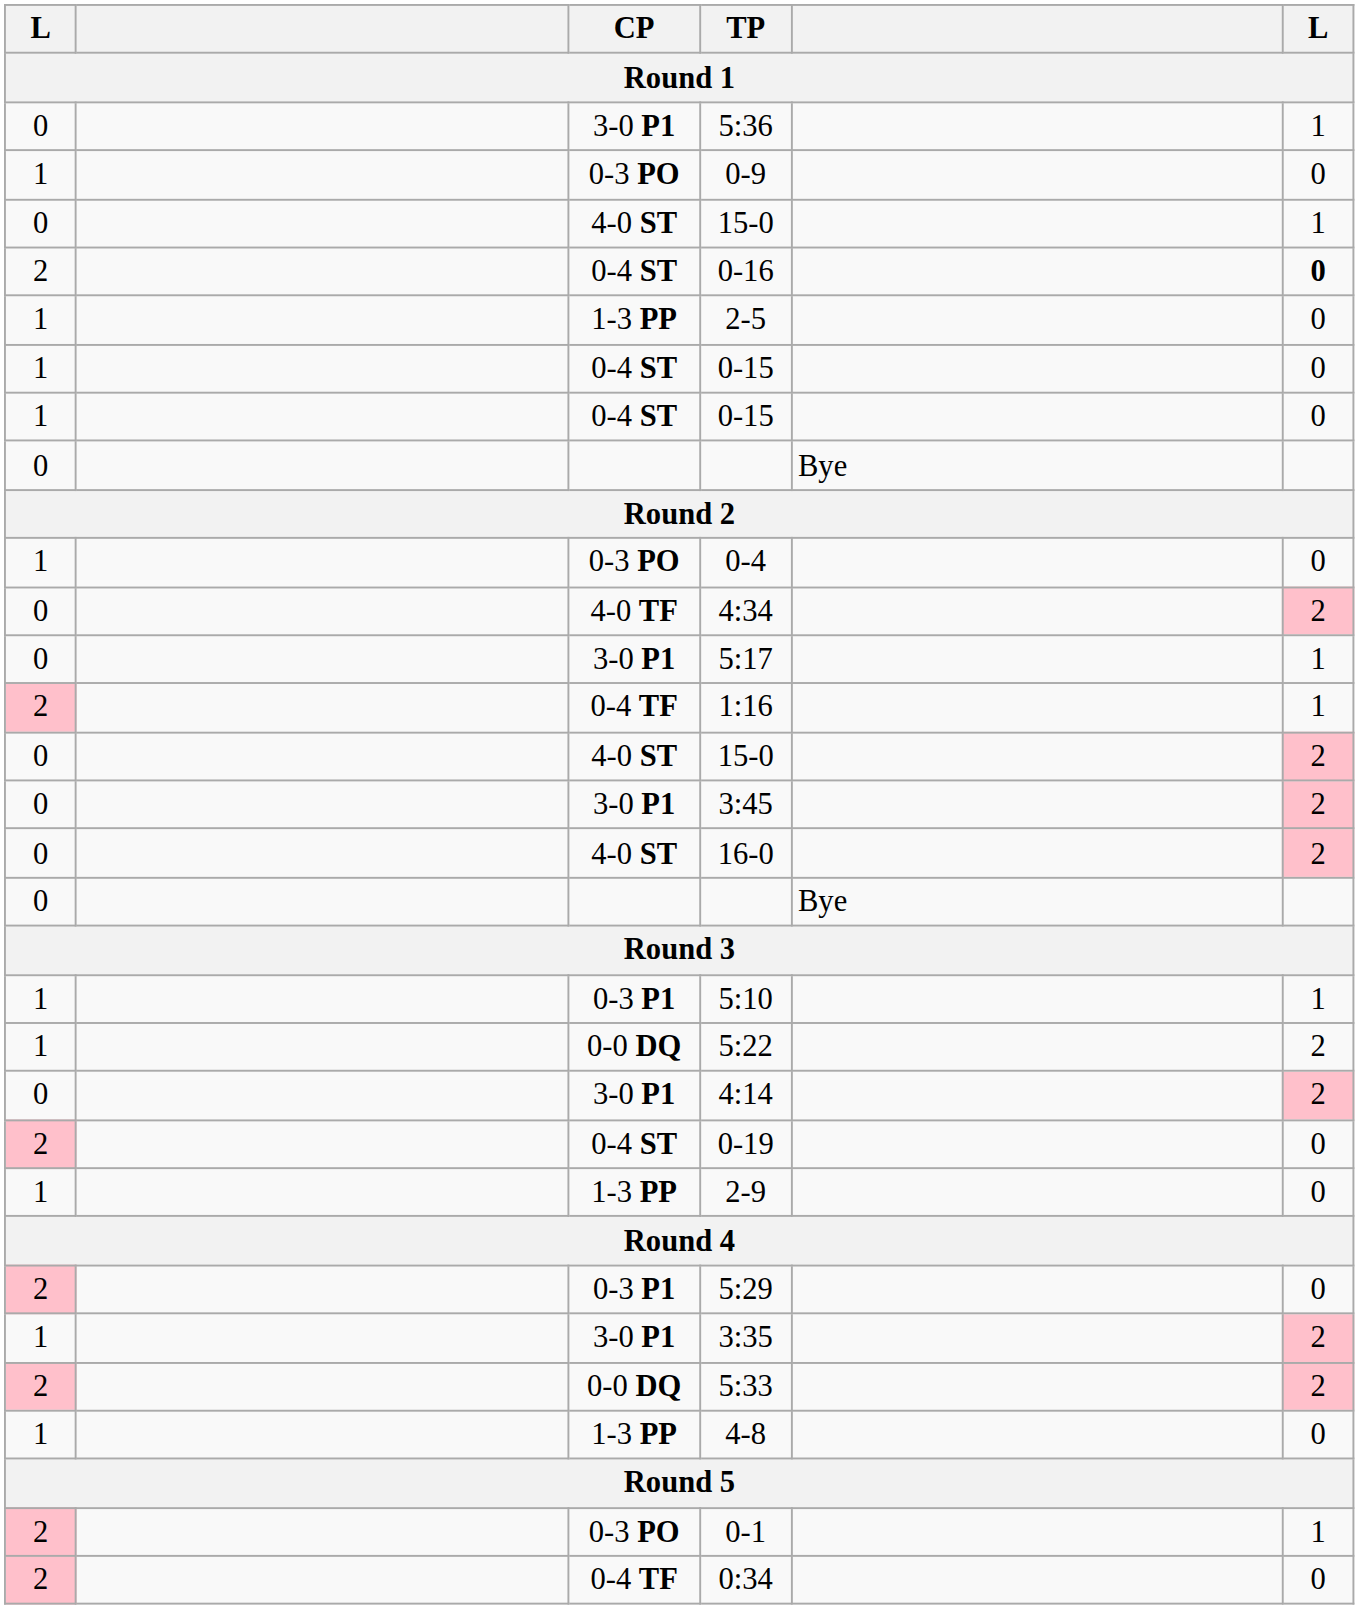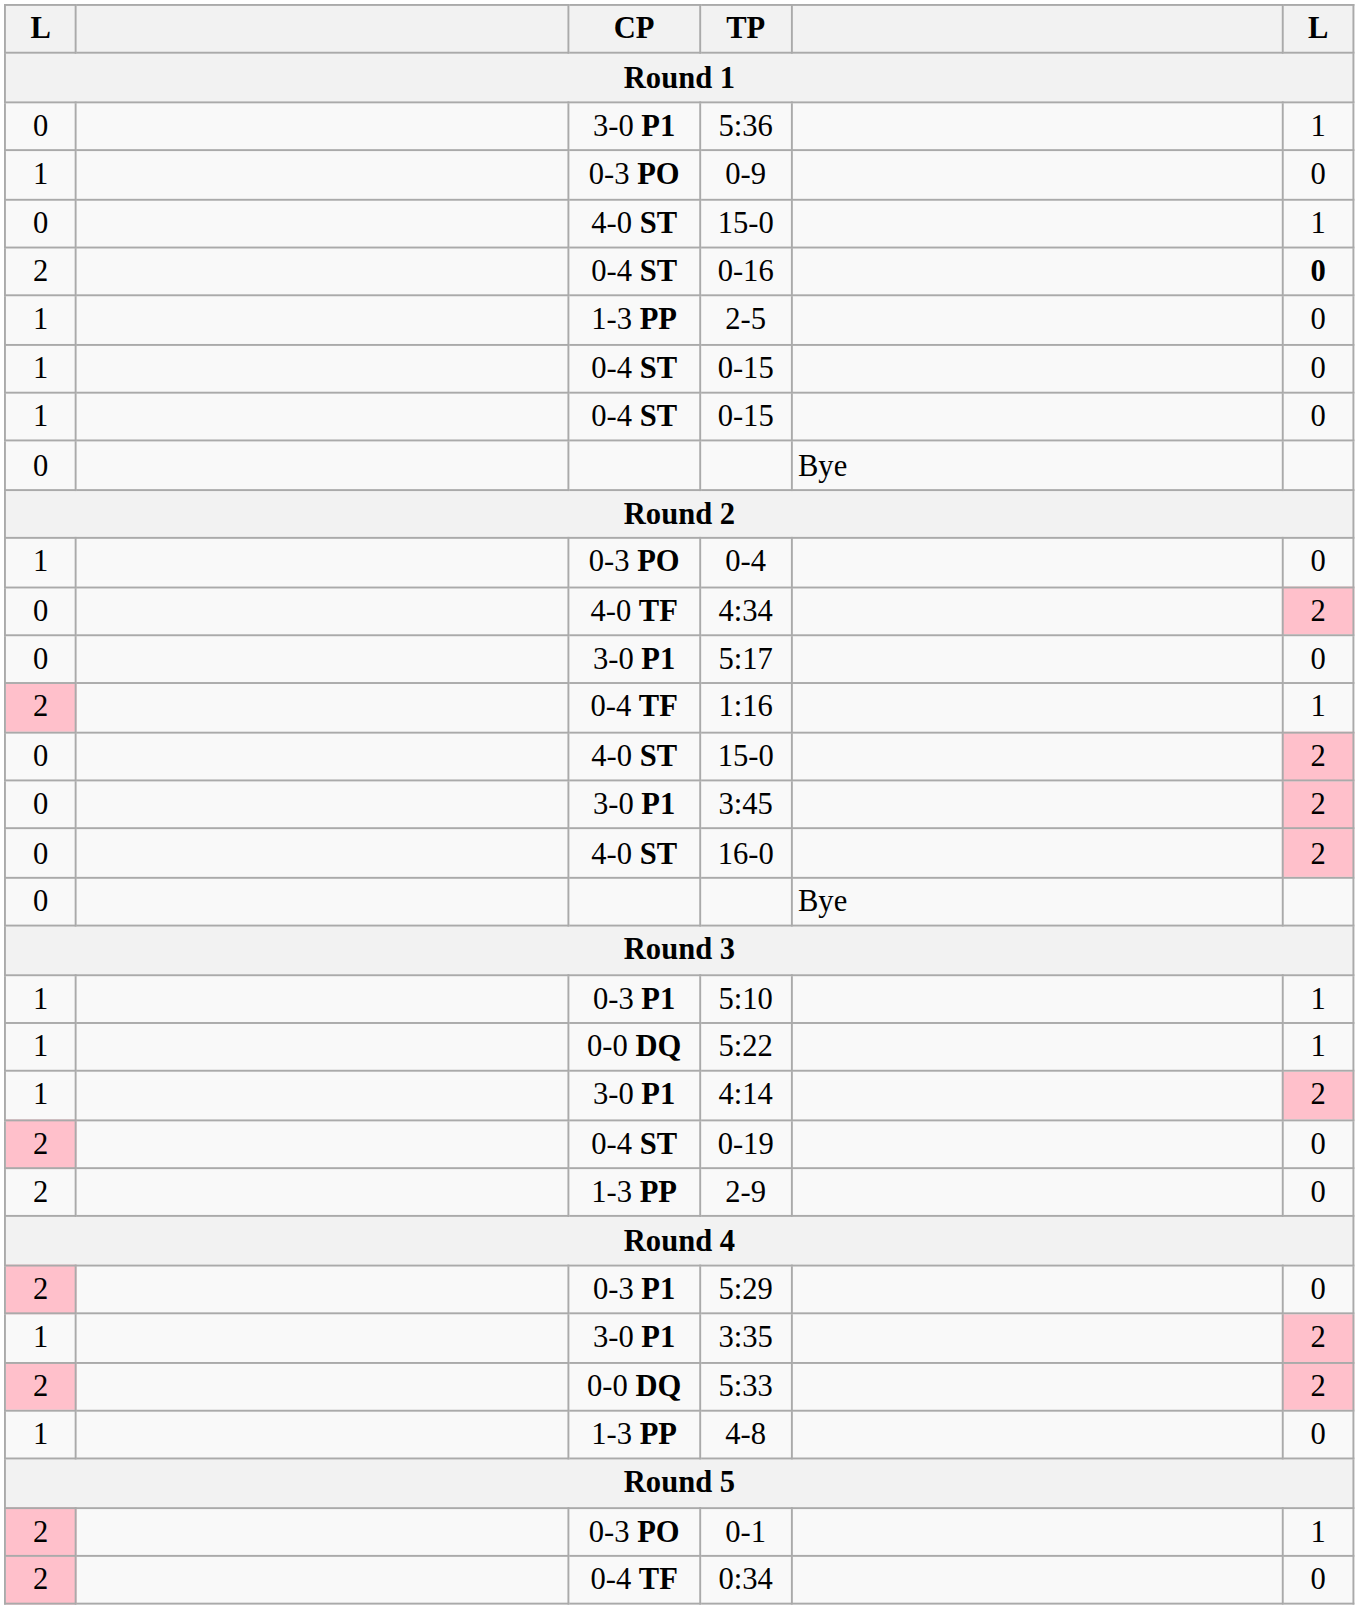(1318, 658) 1 -> (1318, 658) 0
(1318, 1046) 2 -> (1318, 1046) 1
(41, 1094) 0 -> (41, 1094) 1
(41, 1191) 1 -> (41, 1191) 2
